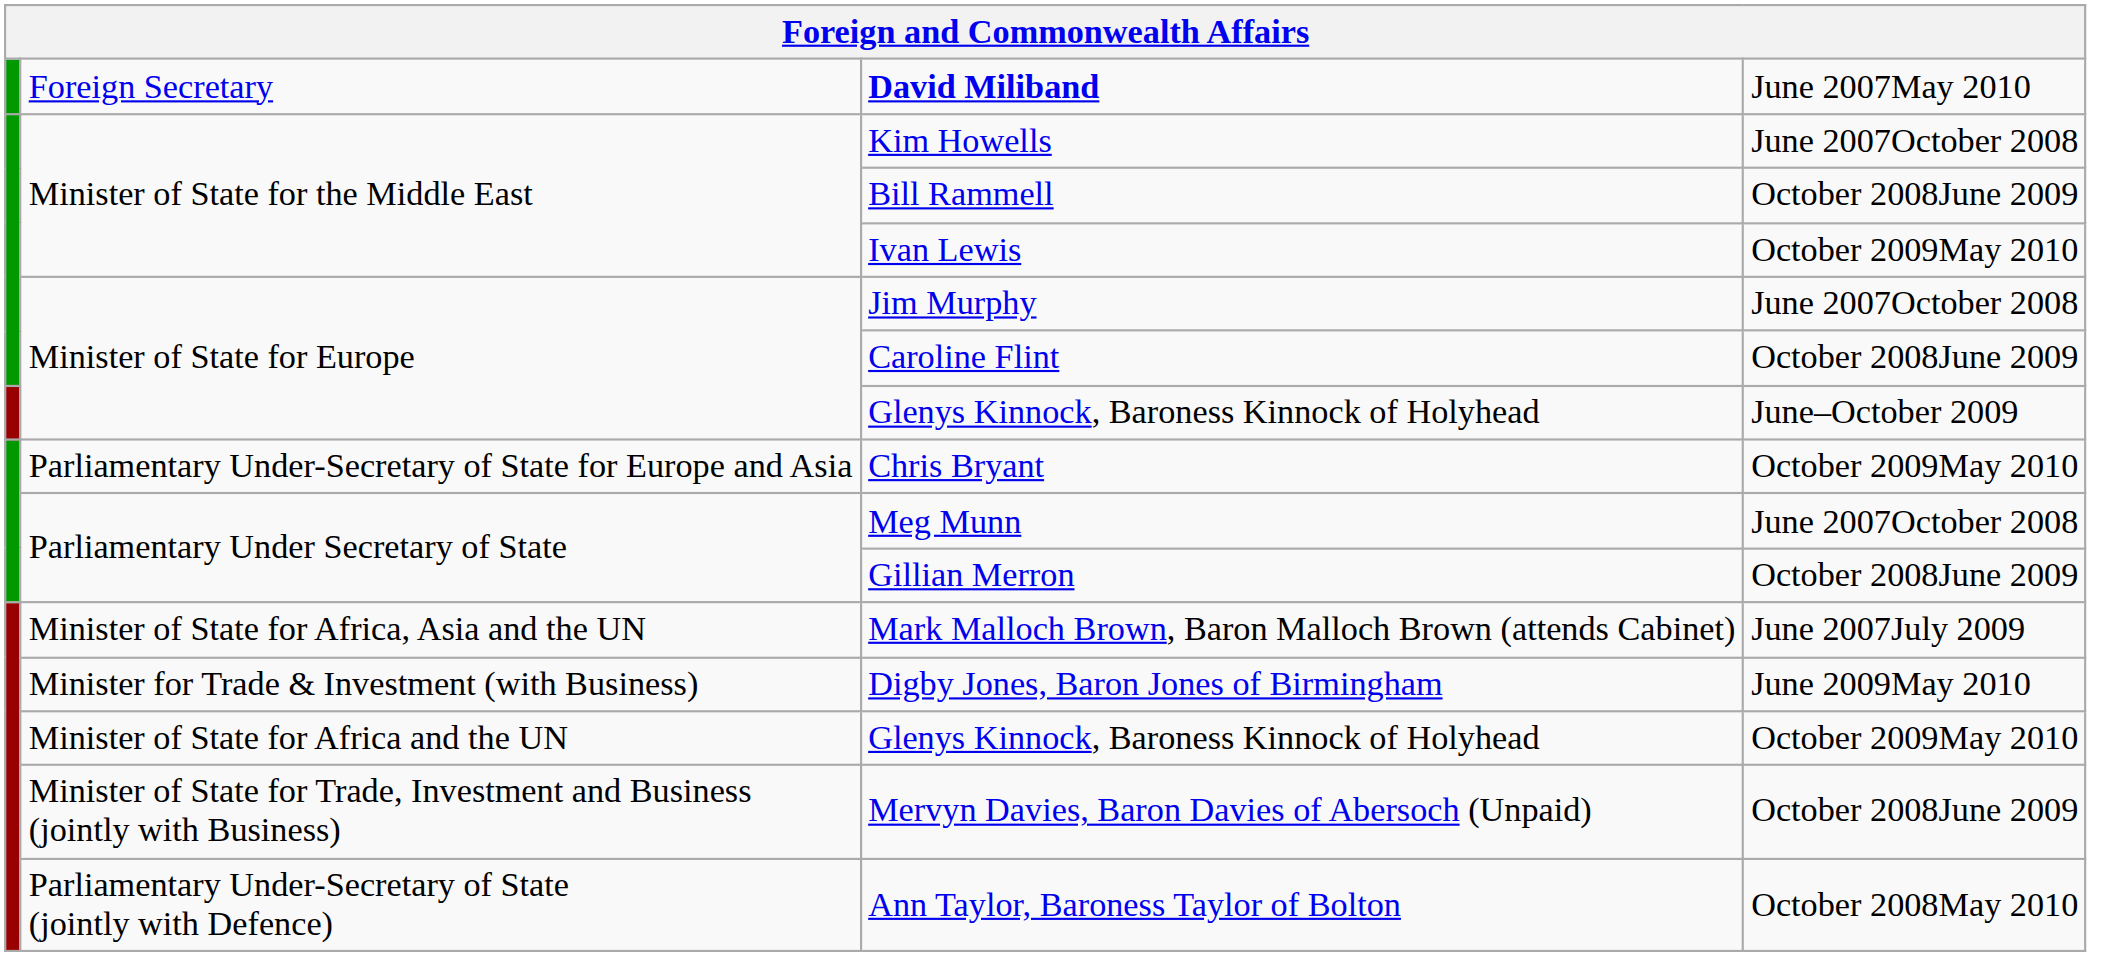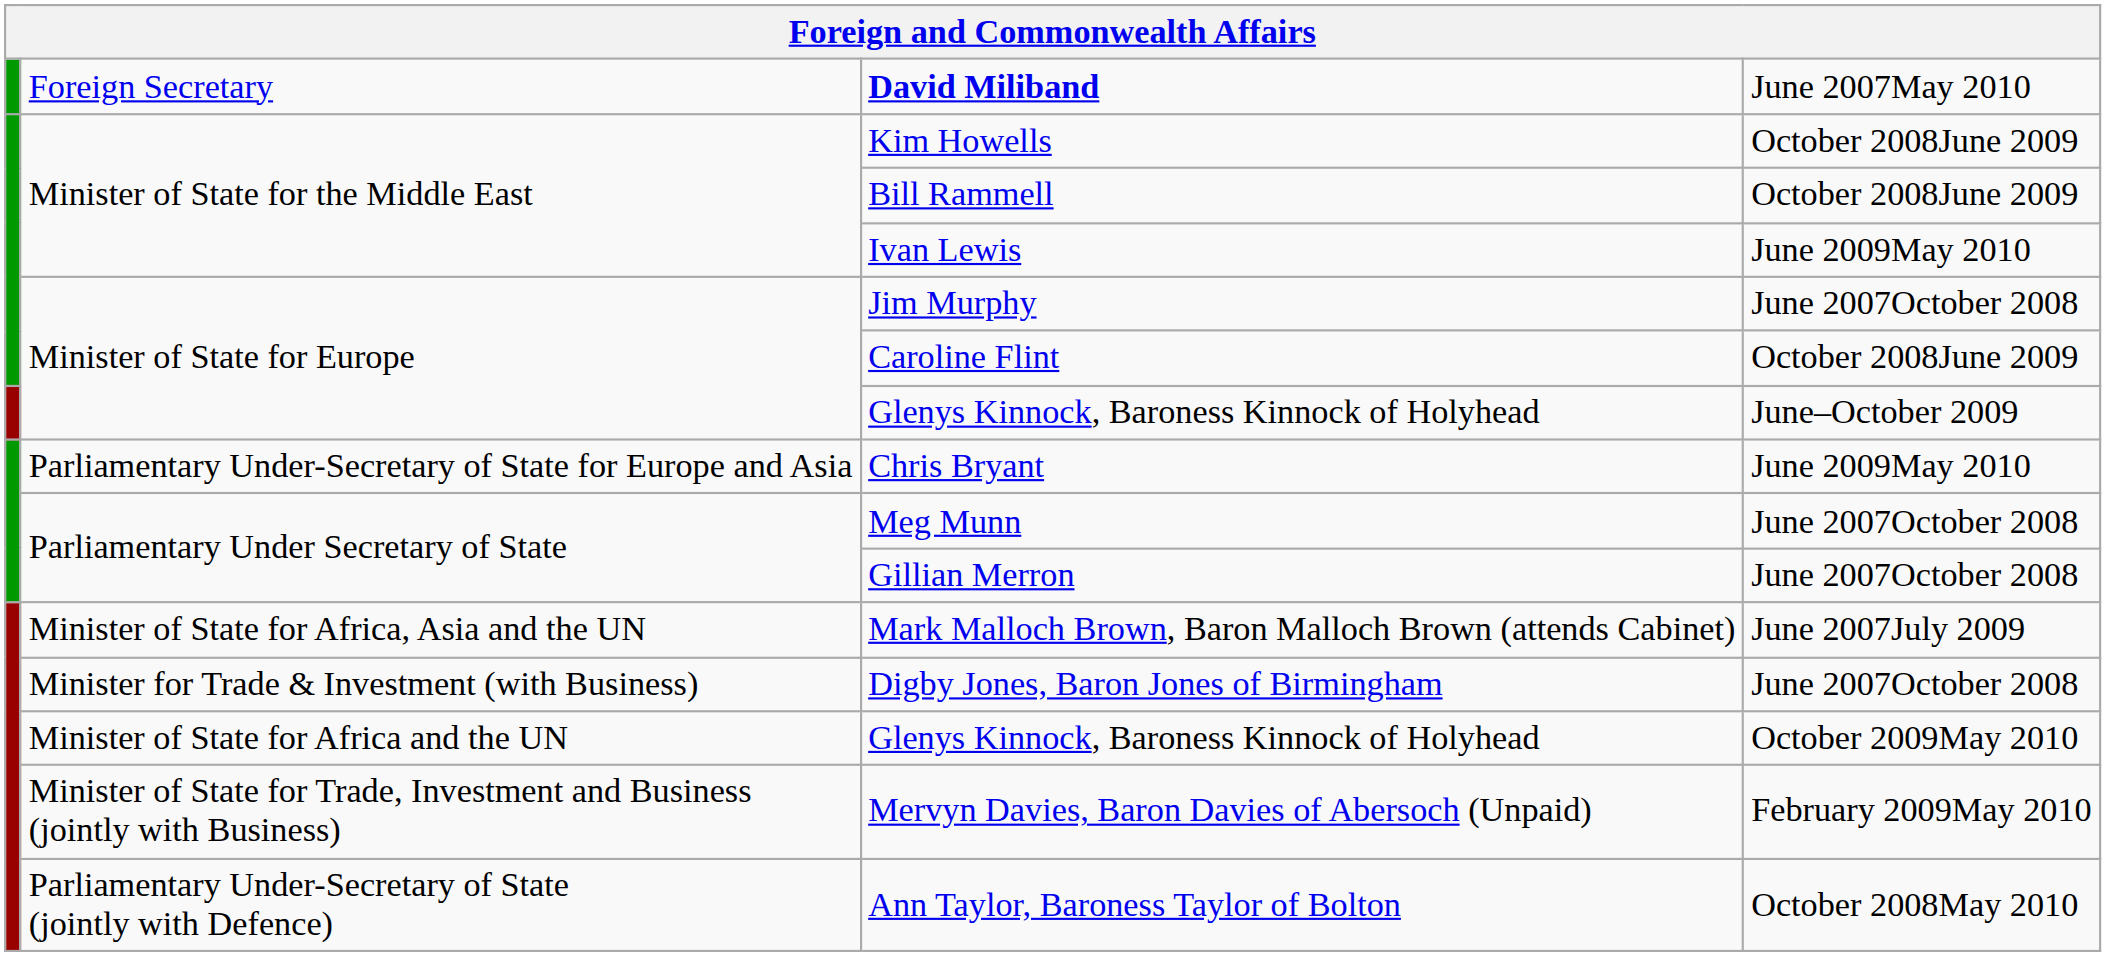(1915, 140) June 2007October 2008 -> (1915, 140) October 2008June 2009
(1915, 248) October 2009May 2010 -> (1891, 248) June 2009May 2010
(1915, 466) October 2009May 2010 -> (1891, 466) June 2009May 2010
(1915, 574) October 2008June 2009 -> (1915, 574) June 2007October 2008
(1891, 683) June 2009May 2010 -> (1915, 683) June 2007October 2008
(1915, 811) October 2008June 2009 -> (1921, 811) February 2009May 2010
